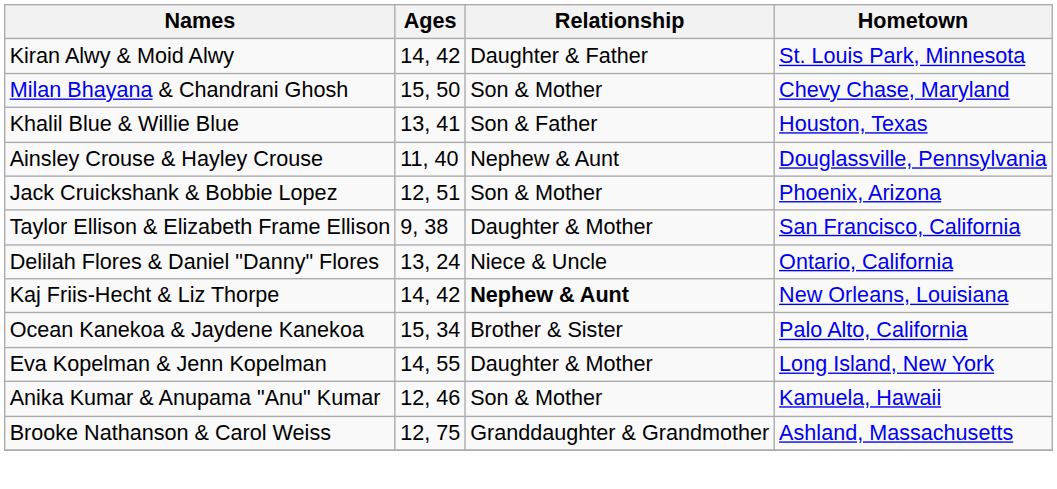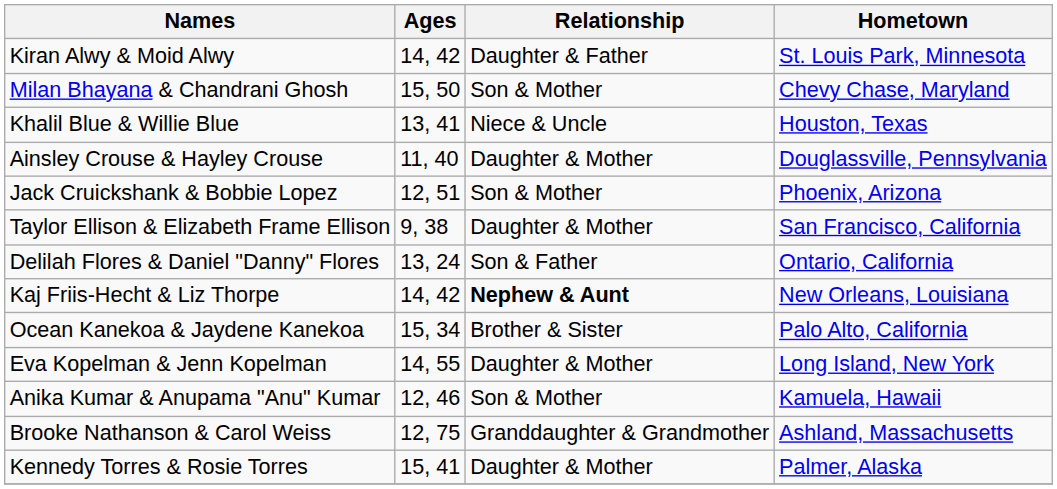(534, 124) Son & Father -> (539, 124) Niece & Uncle
(545, 158) Nephew & Aunt -> (561, 158) Daughter & Mother
(539, 261) Niece & Uncle -> (534, 261) Son & Father
+ row: (159, 466)
